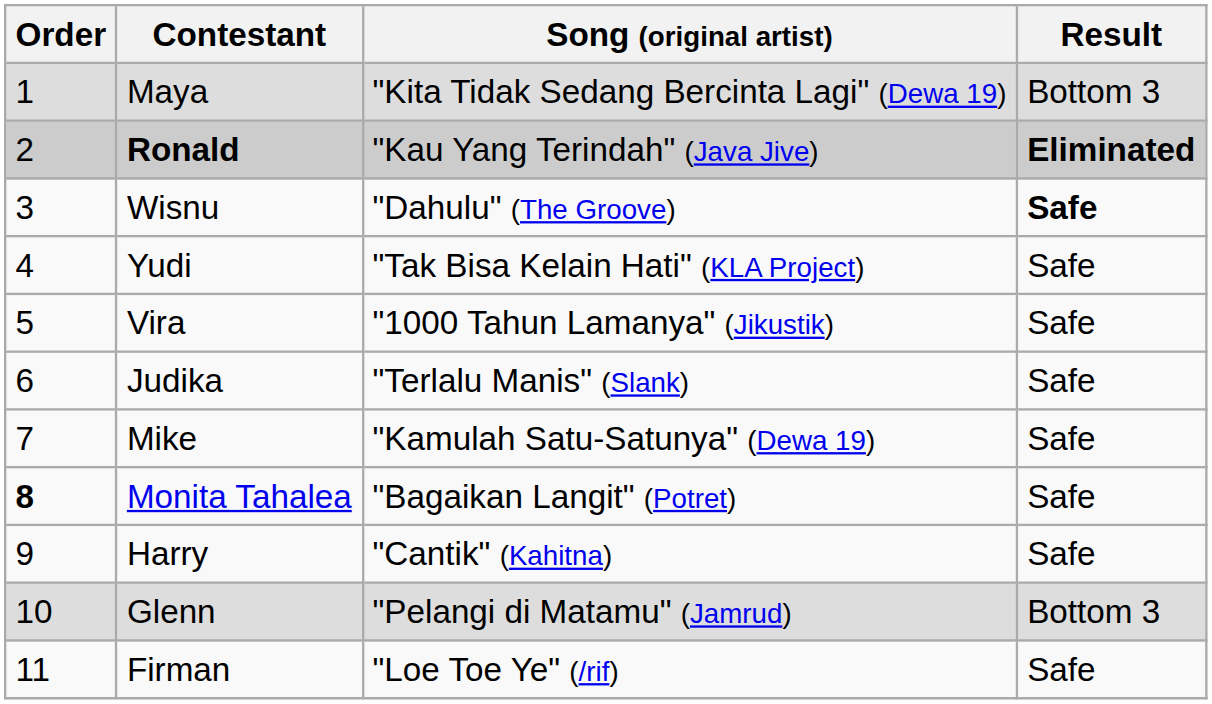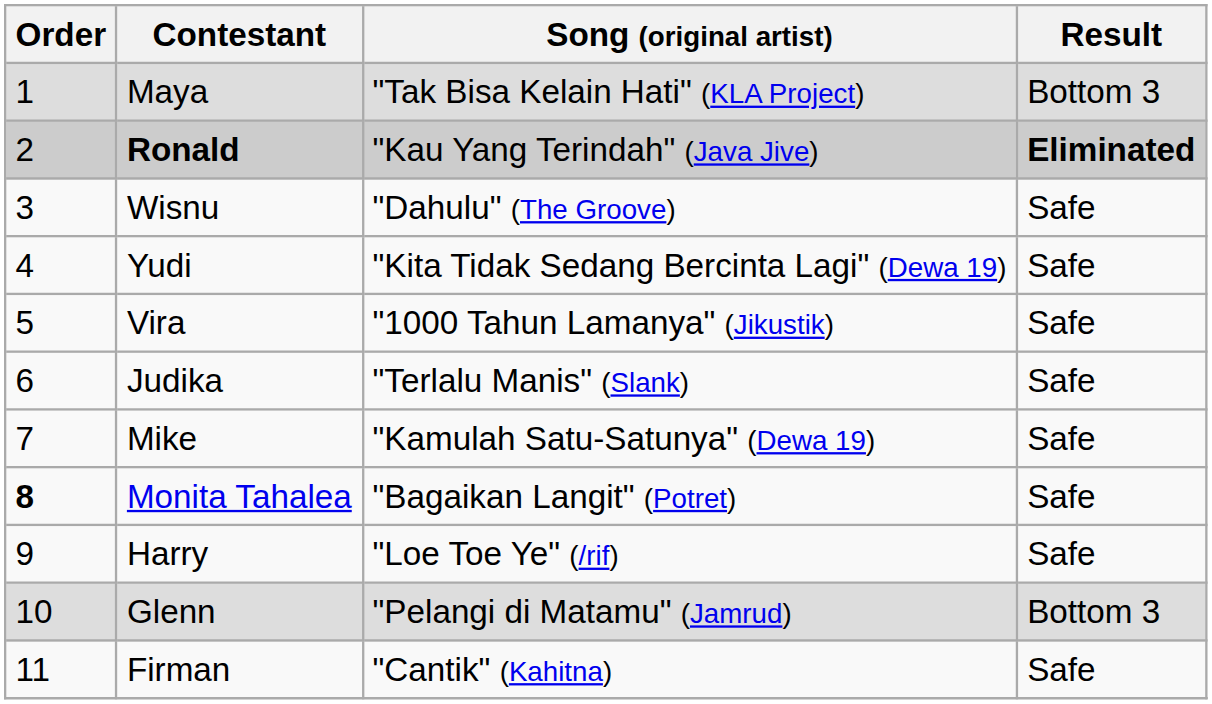(689, 92) "Kita Tidak Sedang Bercinta Lagi" (Dewa 19) -> (618, 92) "Tak Bisa Kelain Hati" (KLA Project)
(1062, 208) bold -> (1061, 208) normal
(618, 265) "Tak Bisa Kelain Hati" (KLA Project) -> (689, 265) "Kita Tidak Sedang Bercinta Lagi" (Dewa 19)
(492, 554) "Cantik" (Kahitna) -> (496, 554) "Loe Toe Ye" (/rif)
(496, 670) "Loe Toe Ye" (/rif) -> (492, 670) "Cantik" (Kahitna)
